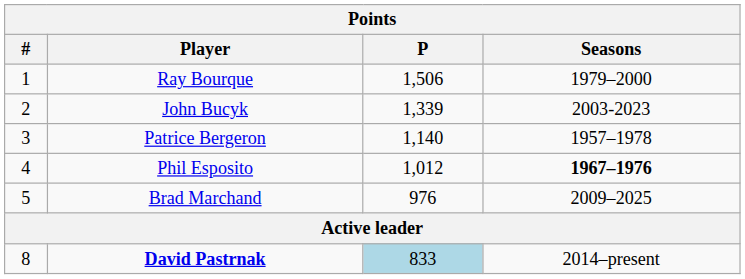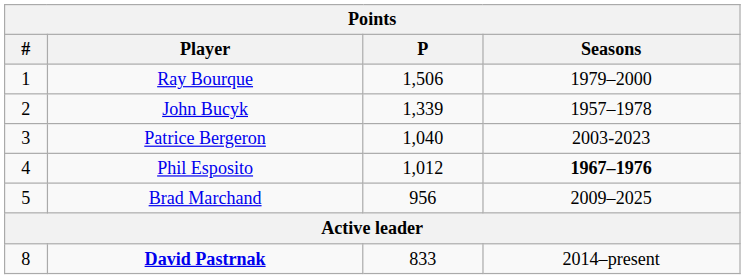(611, 109) 2003-2023 -> (611, 109) 1957–1978
(423, 138) 1,140 -> (423, 138) 1,040
(611, 138) 1957–1978 -> (611, 138) 2003-2023
(423, 198) 976 -> (423, 198) 956
(423, 258) lightblue background -> (423, 258) no background
